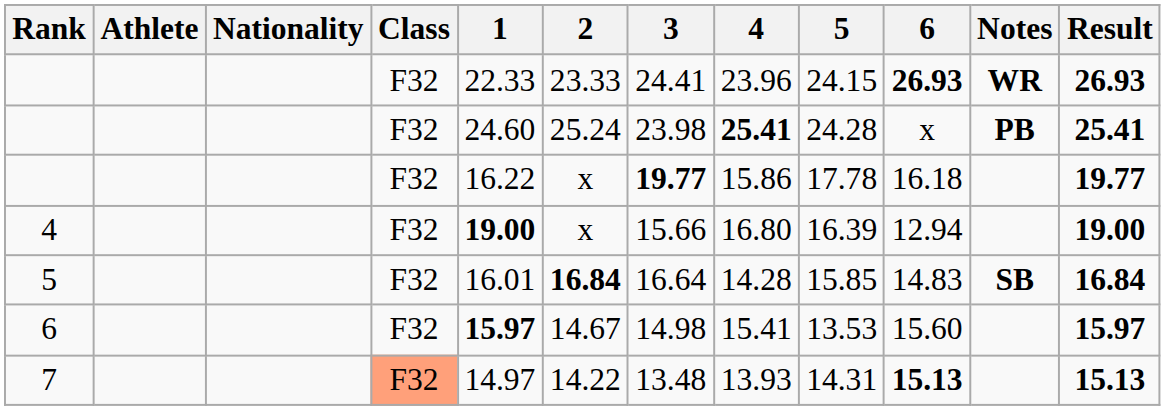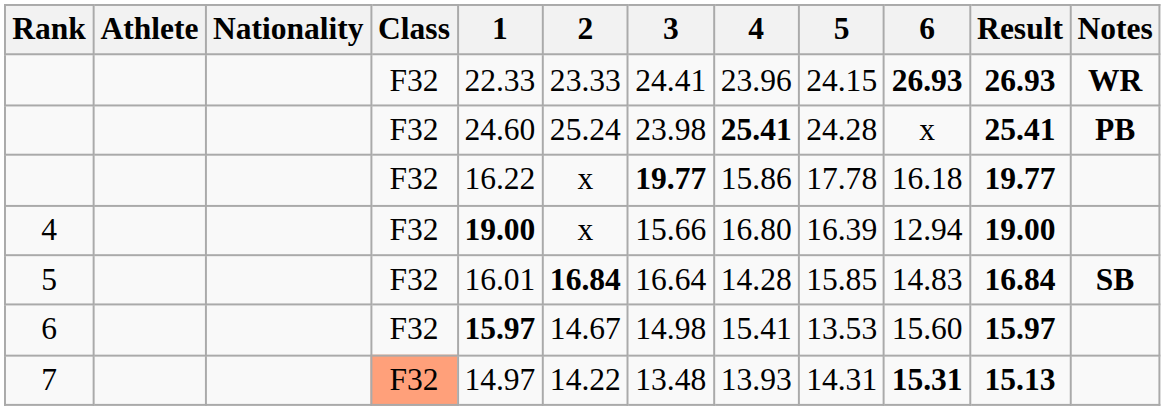columns swapped: (1110, 29) <-> (1015, 29)
(927, 379) 15.13 -> (927, 379) 15.31
